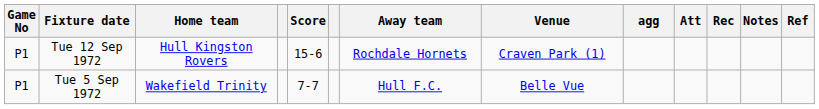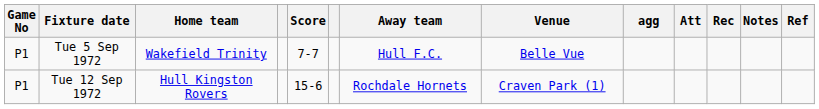rows swapped: (87, 87) <-> (87, 54)
